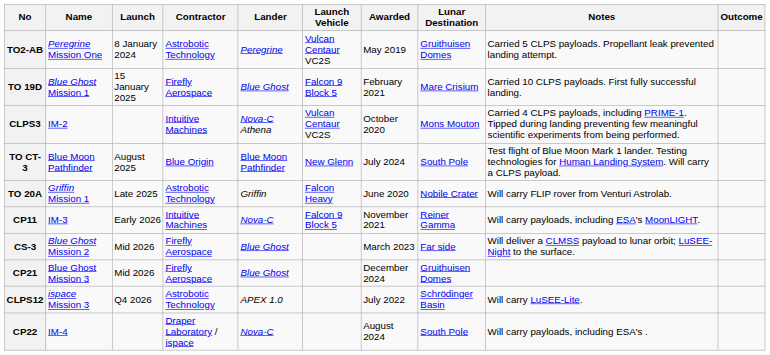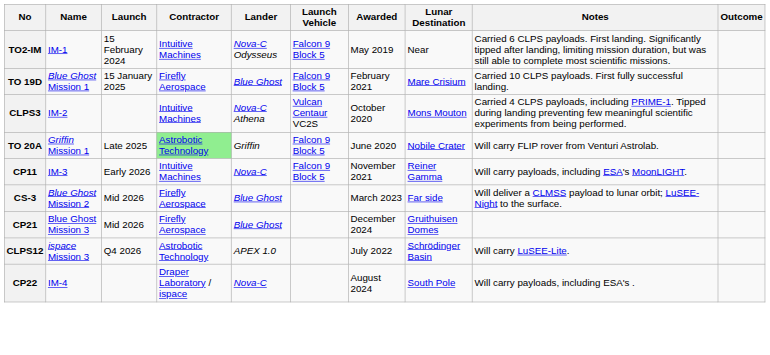- row: (25, 49)
+ row: (25, 49)
- row: (25, 161)
(190, 193) no background -> (184, 145) lightgreen background
(320, 193) Falcon Heavy -> (311, 145) Falcon 9 Block 5
